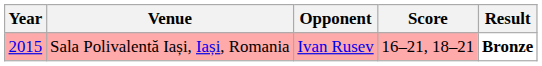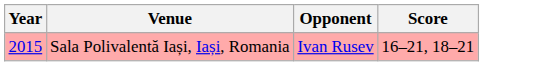- column: (508, 18)
